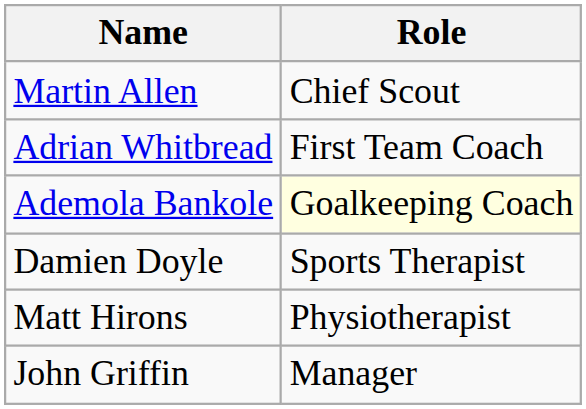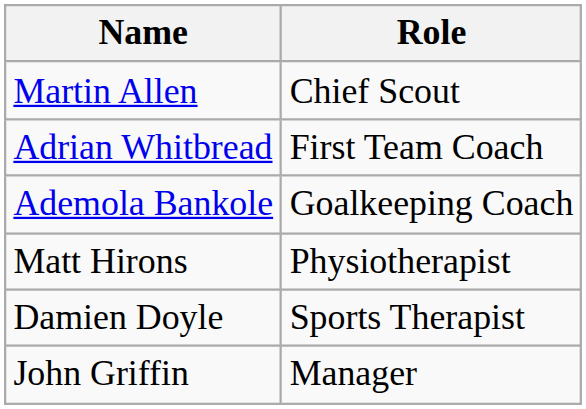(431, 203) lightyellow background -> (431, 203) no background
rows swapped: (118, 260) <-> (100, 317)
